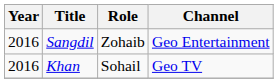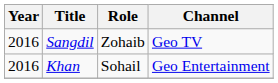(211, 41) Geo Entertainment -> (177, 41) Geo TV
(177, 66) Geo TV -> (211, 66) Geo Entertainment
